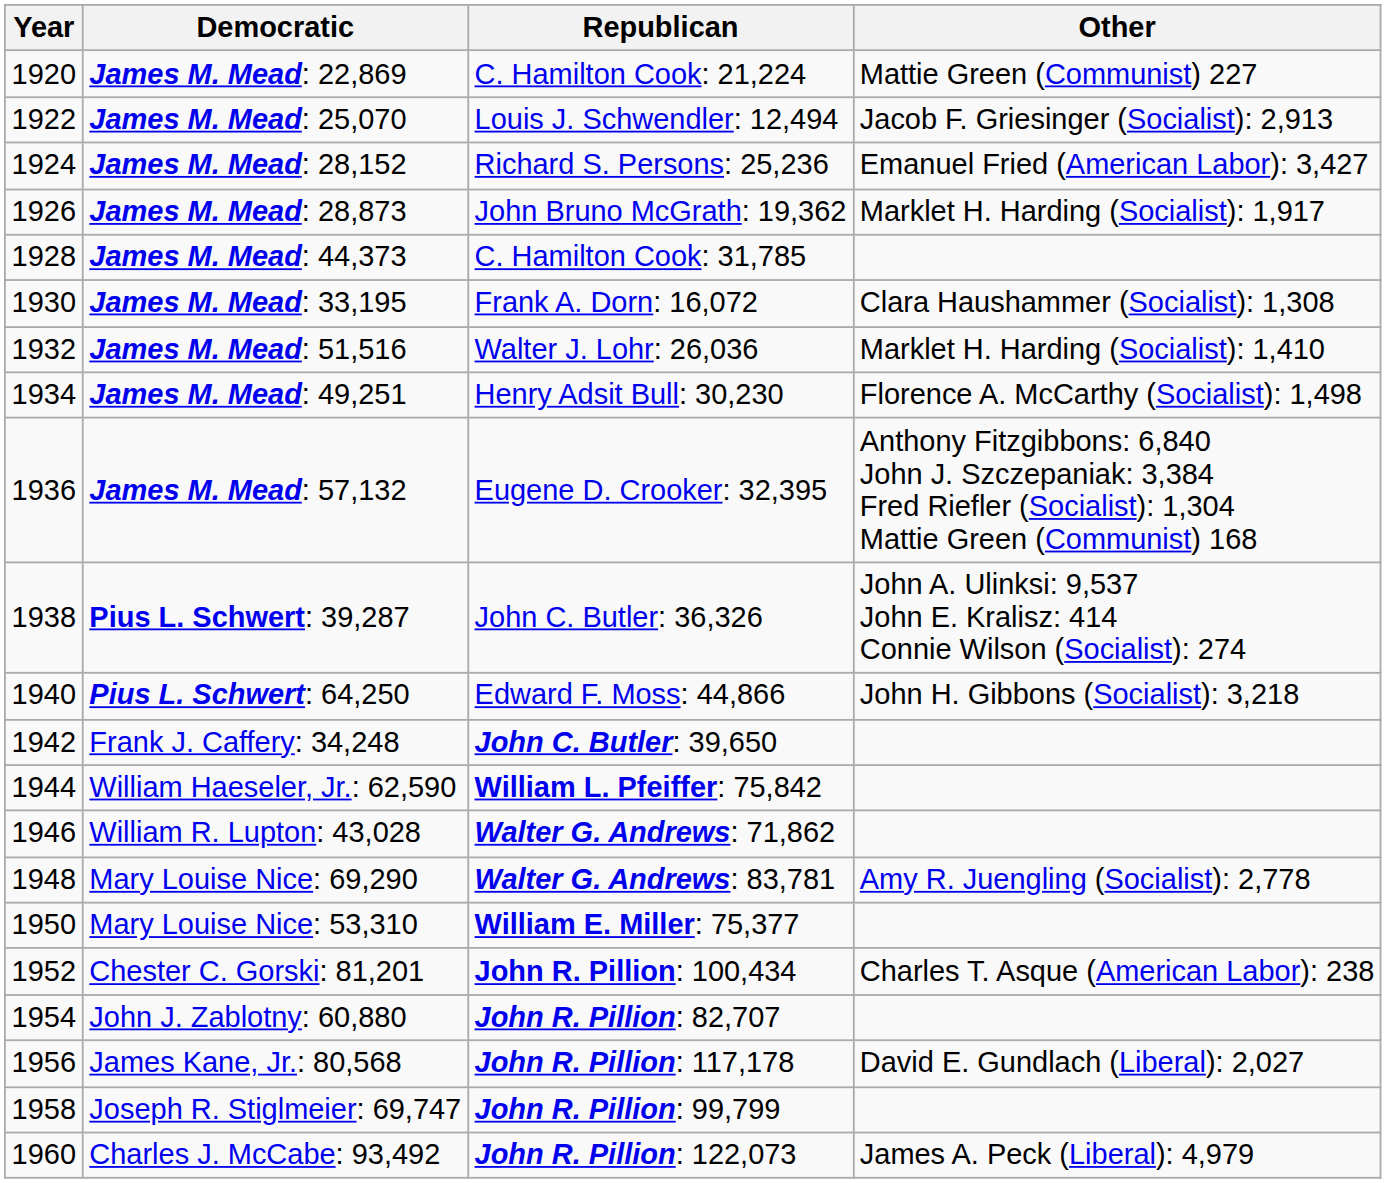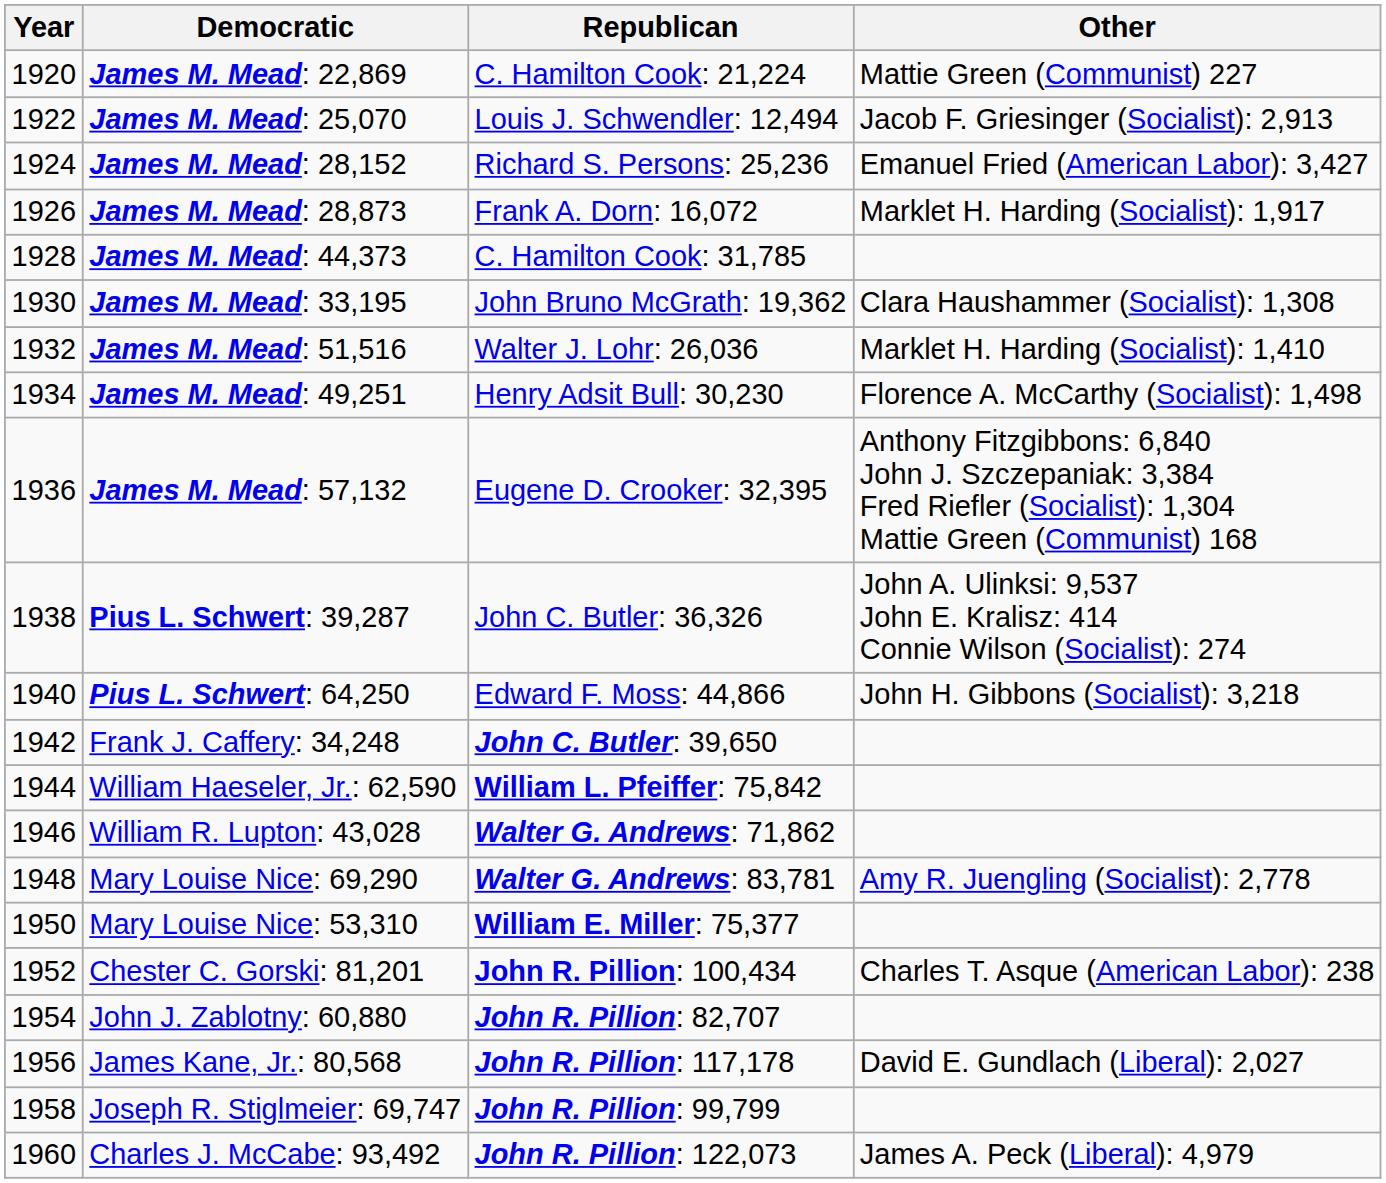(661, 211) John Bruno McGrath: 19,362 -> (616, 211) Frank A. Dorn: 16,072
(616, 303) Frank A. Dorn: 16,072 -> (661, 303) John Bruno McGrath: 19,362
